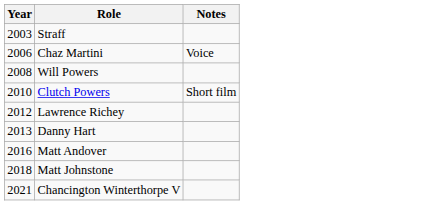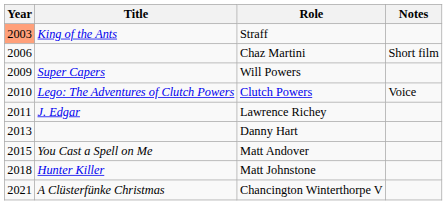+ column: (136, 14)
(20, 33) no background -> (20, 33) lightsalmon background
(200, 53) Voice -> (414, 53) Short film
(20, 72) 2008 -> (20, 72) 2009
(211, 92) Short film -> (402, 92) Voice
(20, 111) 2012 -> (19, 111) 2011
(20, 151) 2016 -> (20, 151) 2015
